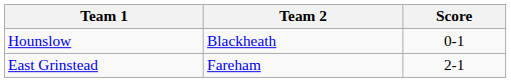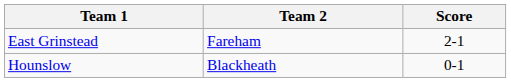rows swapped: (53, 65) <-> (40, 41)
